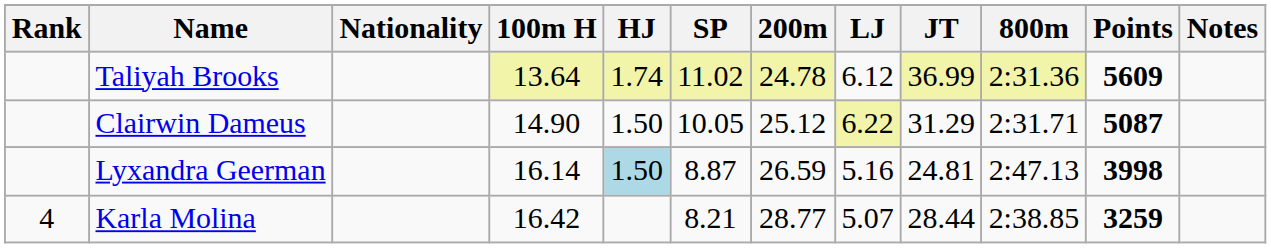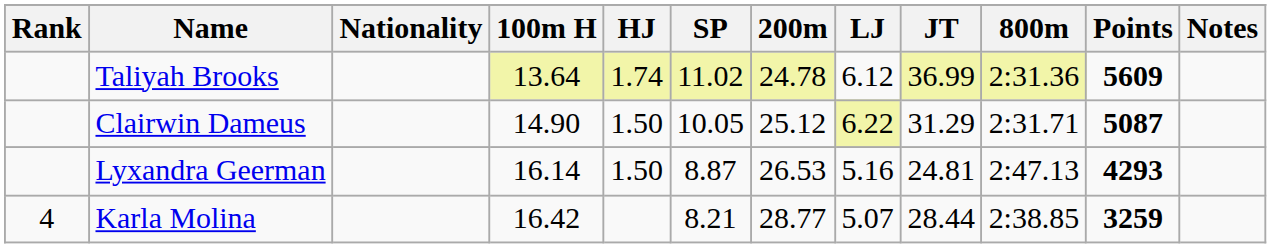(637, 170) lightblue background -> (637, 170) no background
(793, 170) 26.59 -> (793, 170) 26.53
(1133, 170) 3998 -> (1133, 170) 4293
